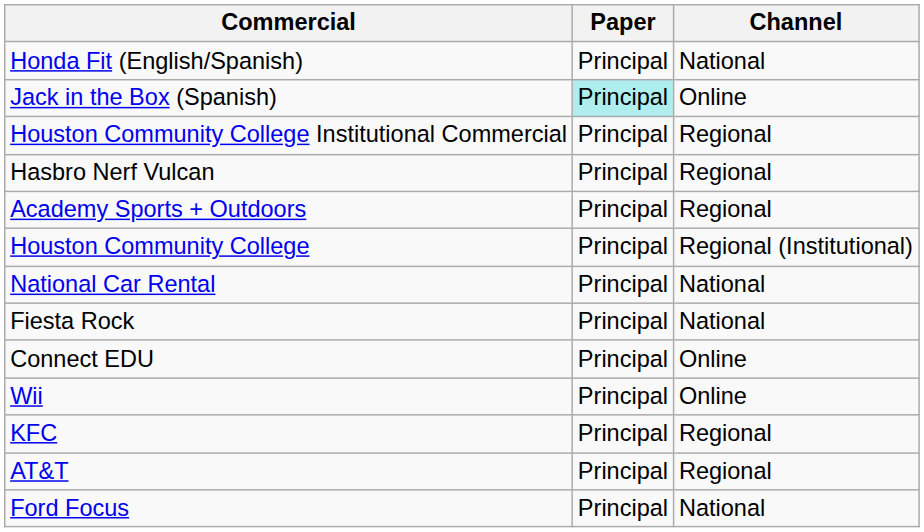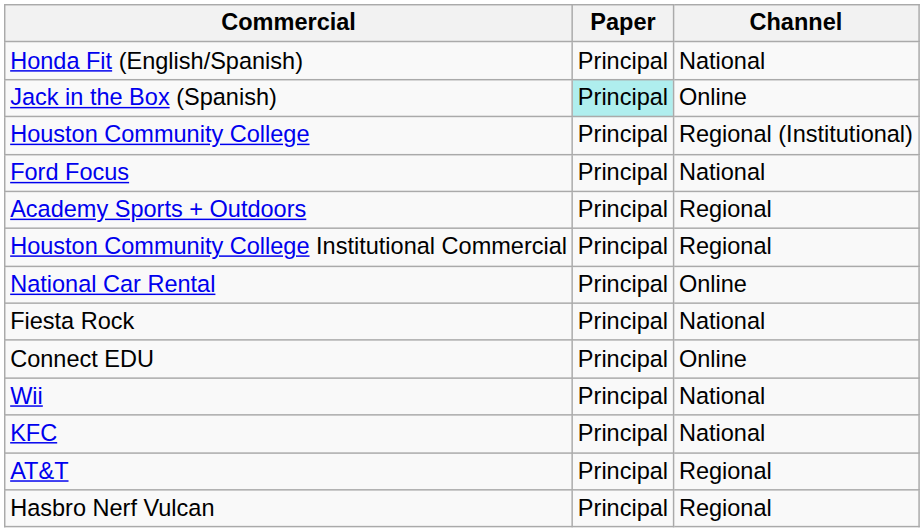rows swapped: (289, 135) <-> (160, 246)
rows swapped: (112, 172) <-> (70, 508)
(722, 284) National -> (713, 284) Online
(713, 396) Online -> (722, 396) National
(725, 433) Regional -> (722, 433) National
